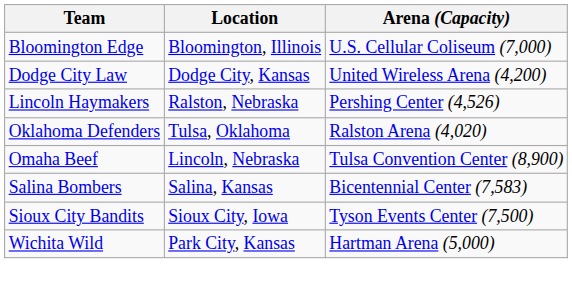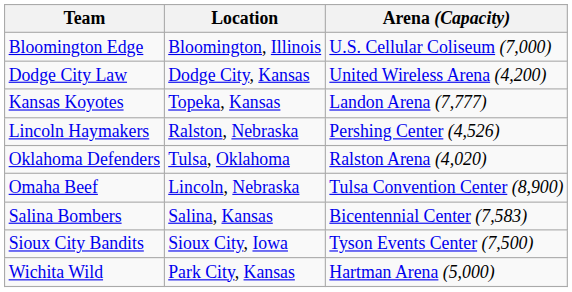+ row: (66, 103)
